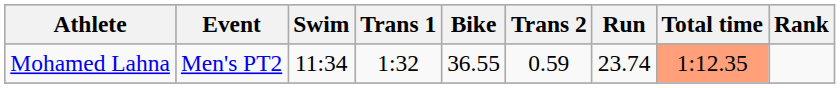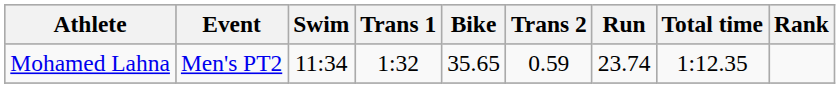(474, 62) 36.55 -> (474, 62) 35.65
(712, 62) lightsalmon background -> (712, 62) no background
